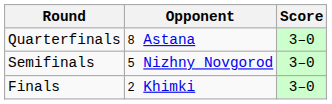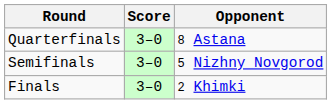columns swapped: (200, 16) <-> (302, 16)
